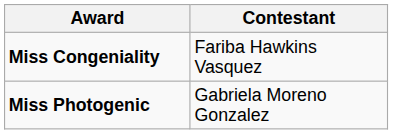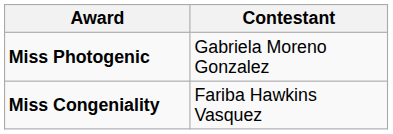rows swapped: (84, 56) <-> (79, 104)
